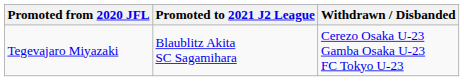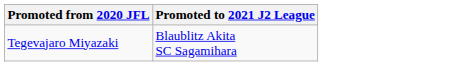- column: (388, 14)
